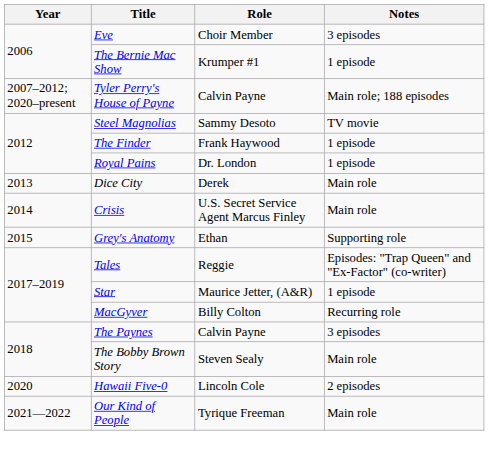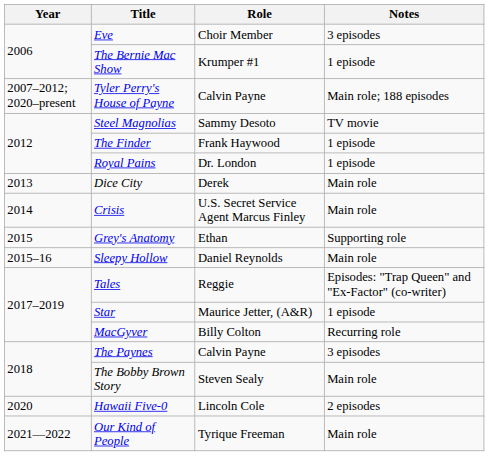+ row: (131, 257)
